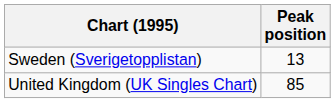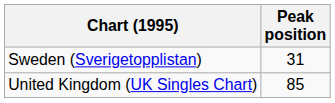(295, 60) 13 -> (295, 60) 31
